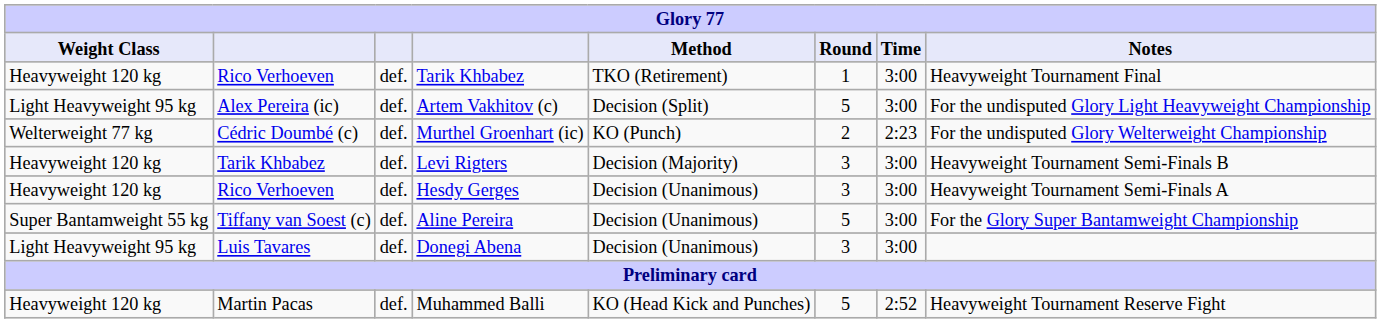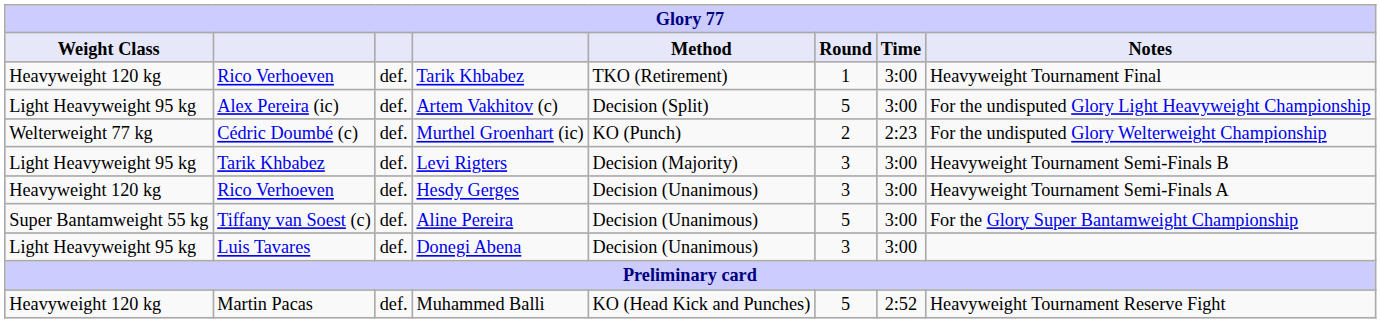(85, 162) Heavyweight 120 kg -> (103, 162) Light Heavyweight 95 kg
